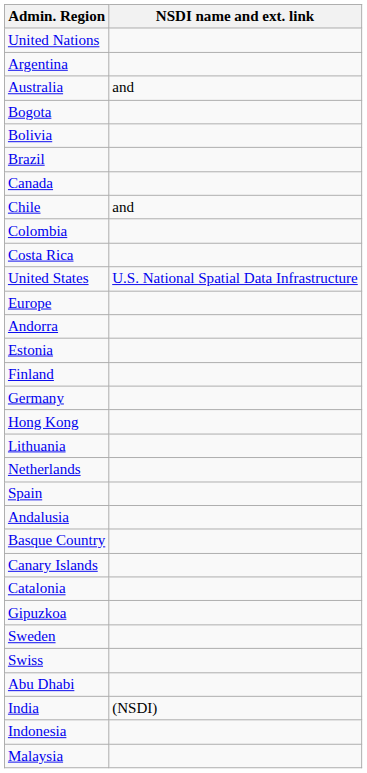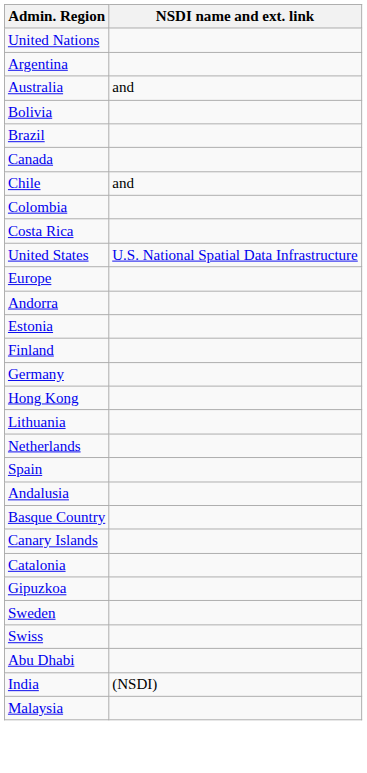- row: (30, 111)
- row: (37, 732)
